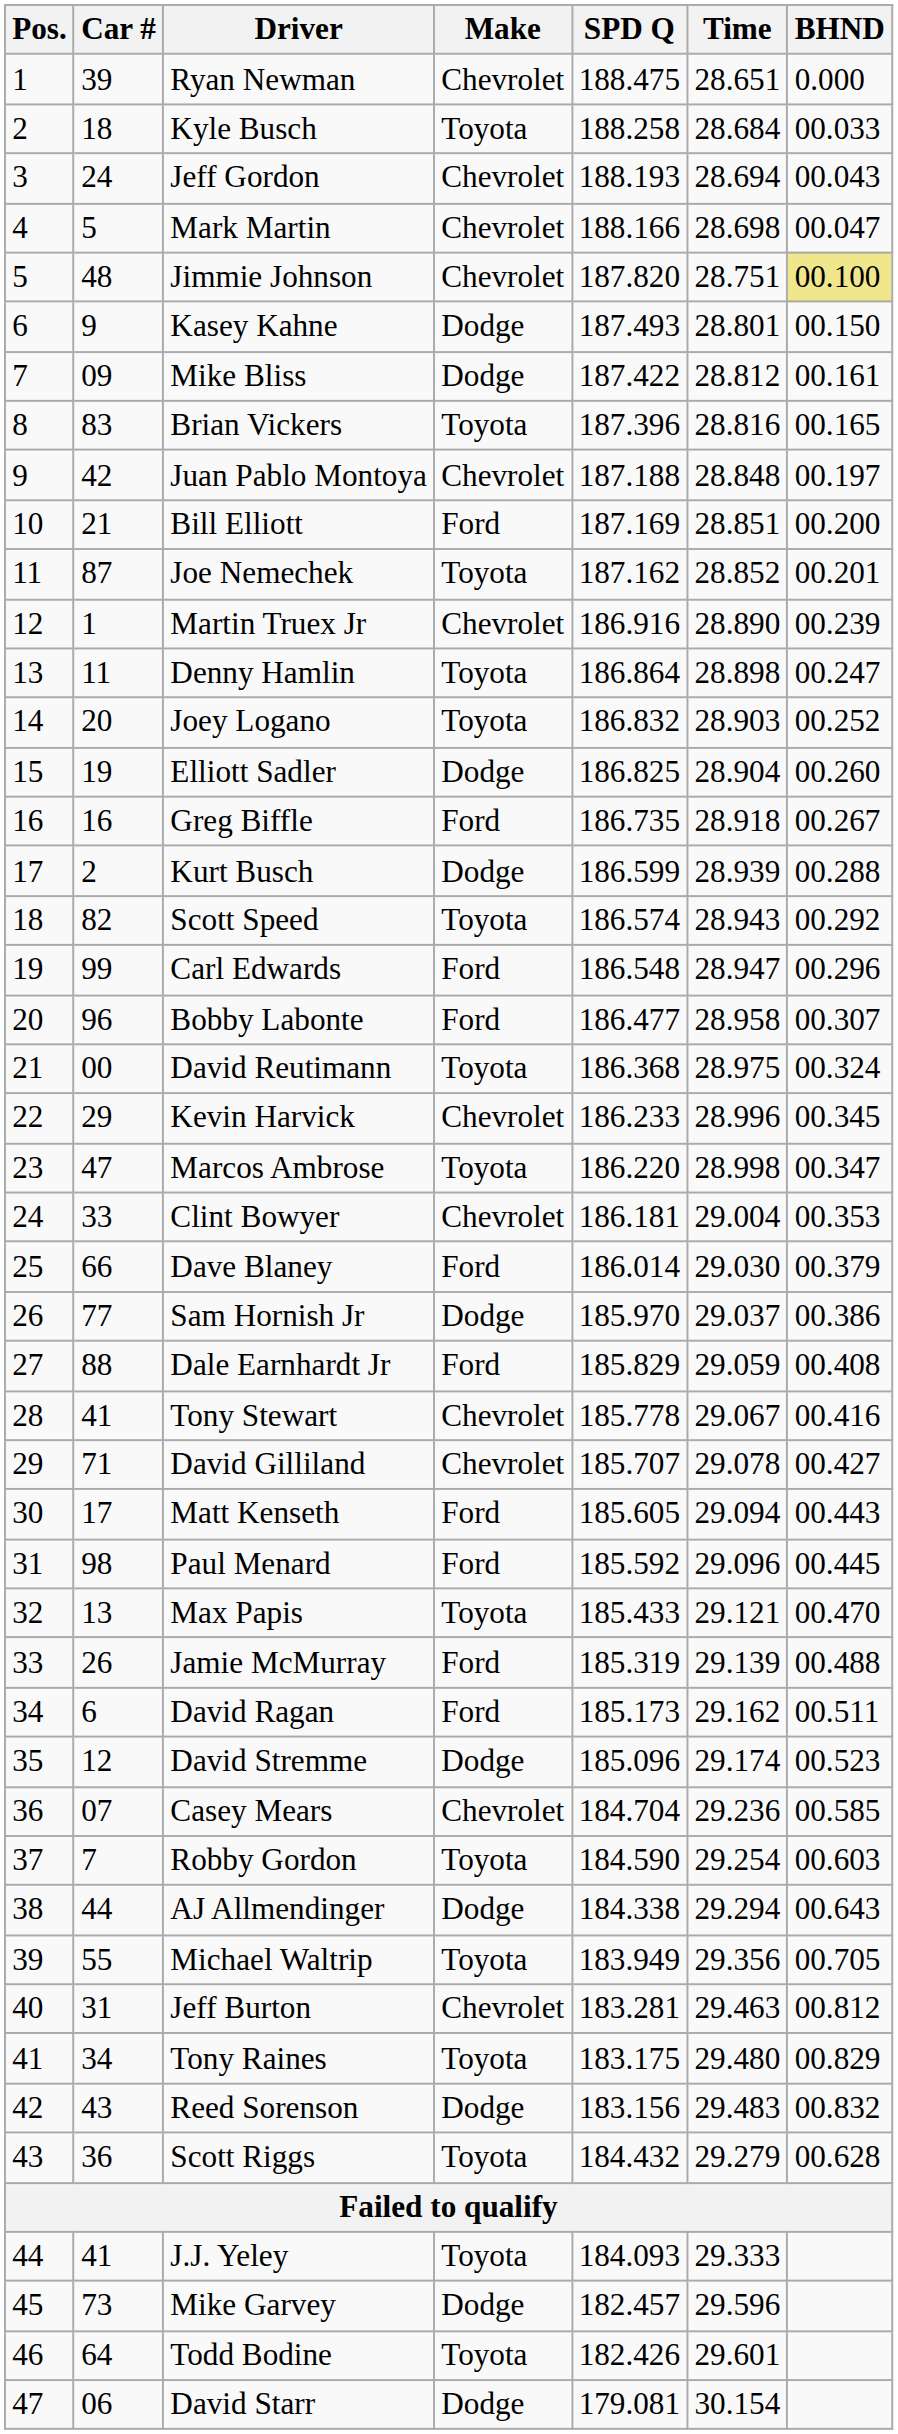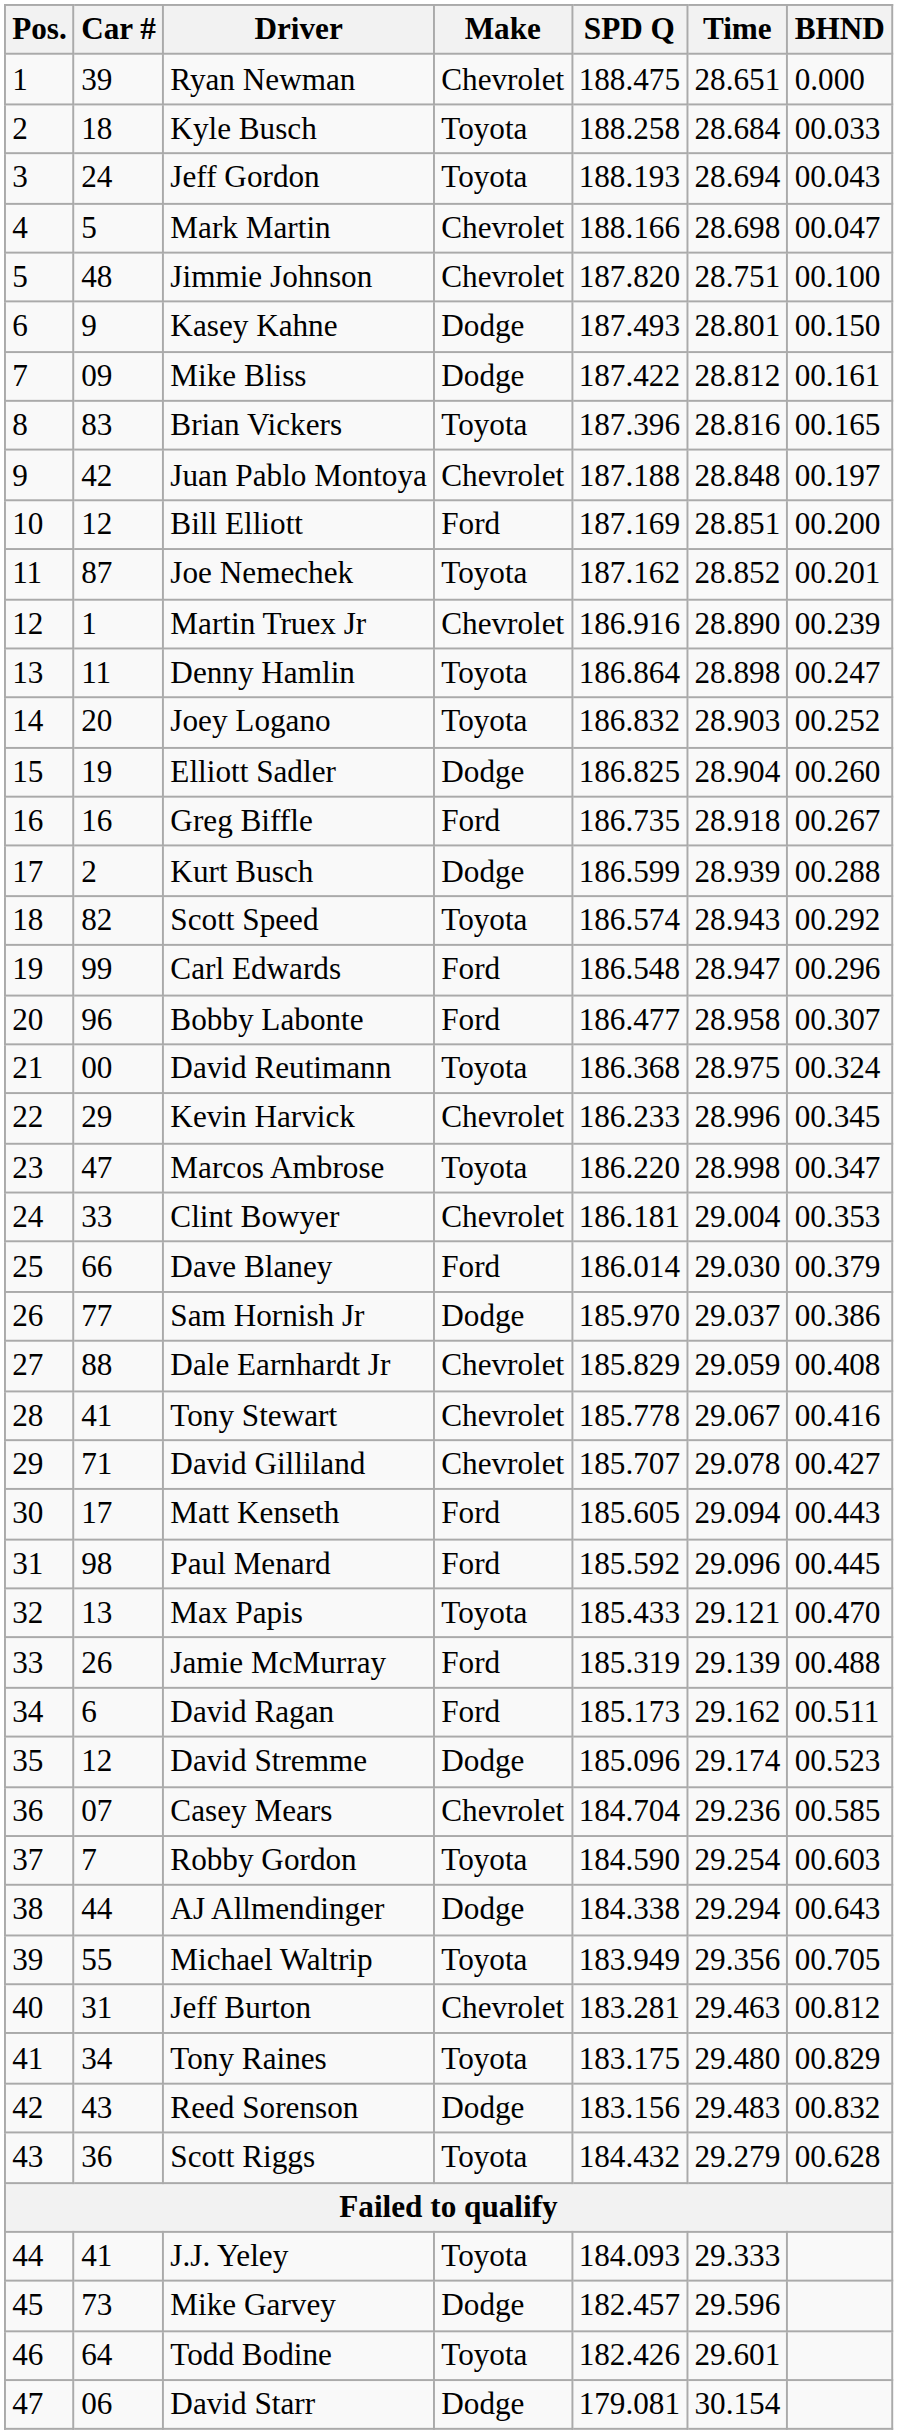(503, 177) Chevrolet -> (484, 177) Toyota
(838, 276) khaki background -> (838, 276) no background
(97, 524) 21 -> (97, 524) 12
(471, 1365) Ford -> (503, 1365) Chevrolet
